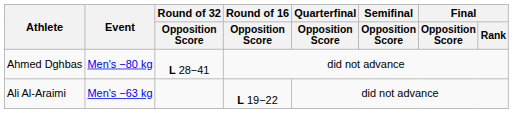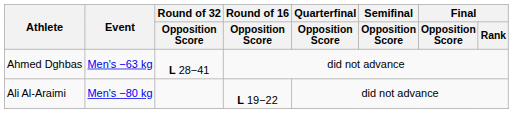(120, 65) Men's −80 kg -> (120, 65) Men's −63 kg
(120, 94) Men's −63 kg -> (120, 94) Men's −80 kg
